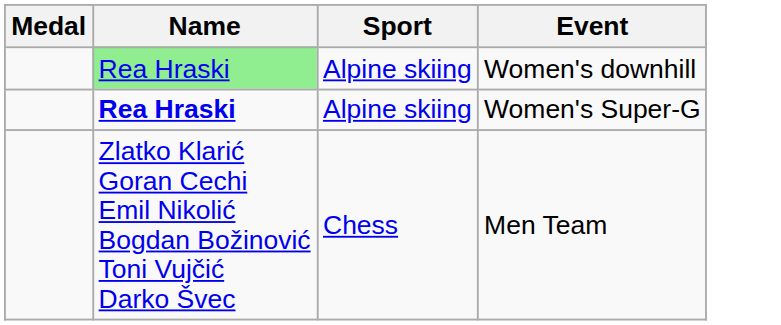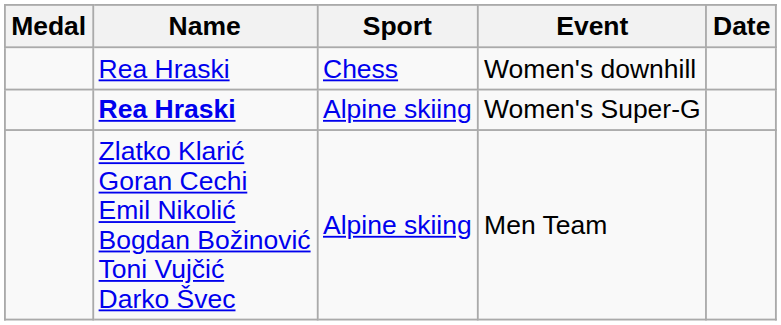+ column: (742, 26)
(164, 68) lightgreen background -> (164, 68) no background
(397, 68) Alpine skiing -> (361, 68) Chess
(361, 225) Chess -> (397, 225) Alpine skiing
